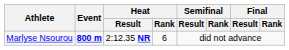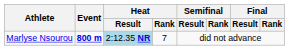(128, 39) no background -> (128, 39) lightblue background
(164, 39) 6 -> (164, 39) 7
